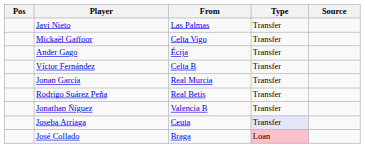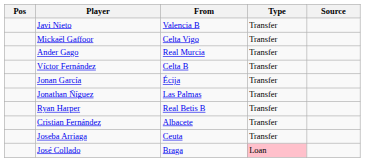(190, 24) Las Palmas -> (181, 24) Valencia B
(179, 52) Écija -> (184, 52) Real Murcia
(192, 80) Real Murcia -> (171, 80) Écija
- row: (72, 94)
(189, 108) Valencia B -> (182, 94) Las Palmas
+ row: (59, 108)
+ row: (69, 122)
(267, 122) lavender background -> (263, 136) no background
